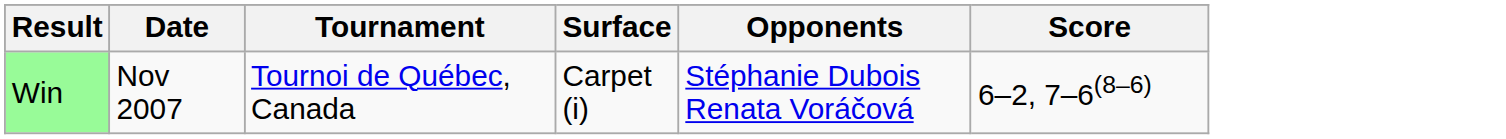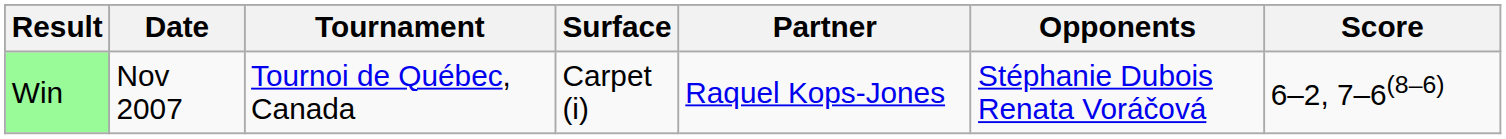+ column: (825, 28)
